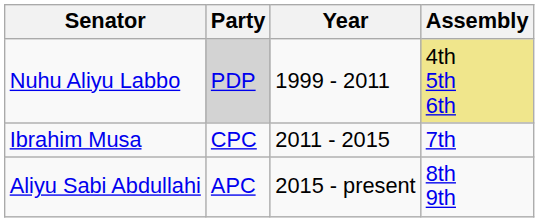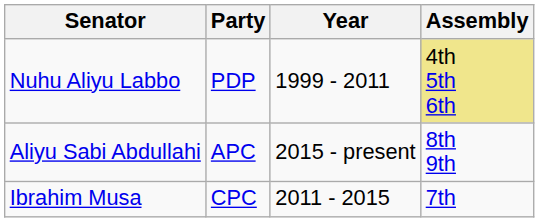(233, 80) lightgrey background -> (233, 80) no background
rows swapped: (76, 139) <-> (105, 186)
